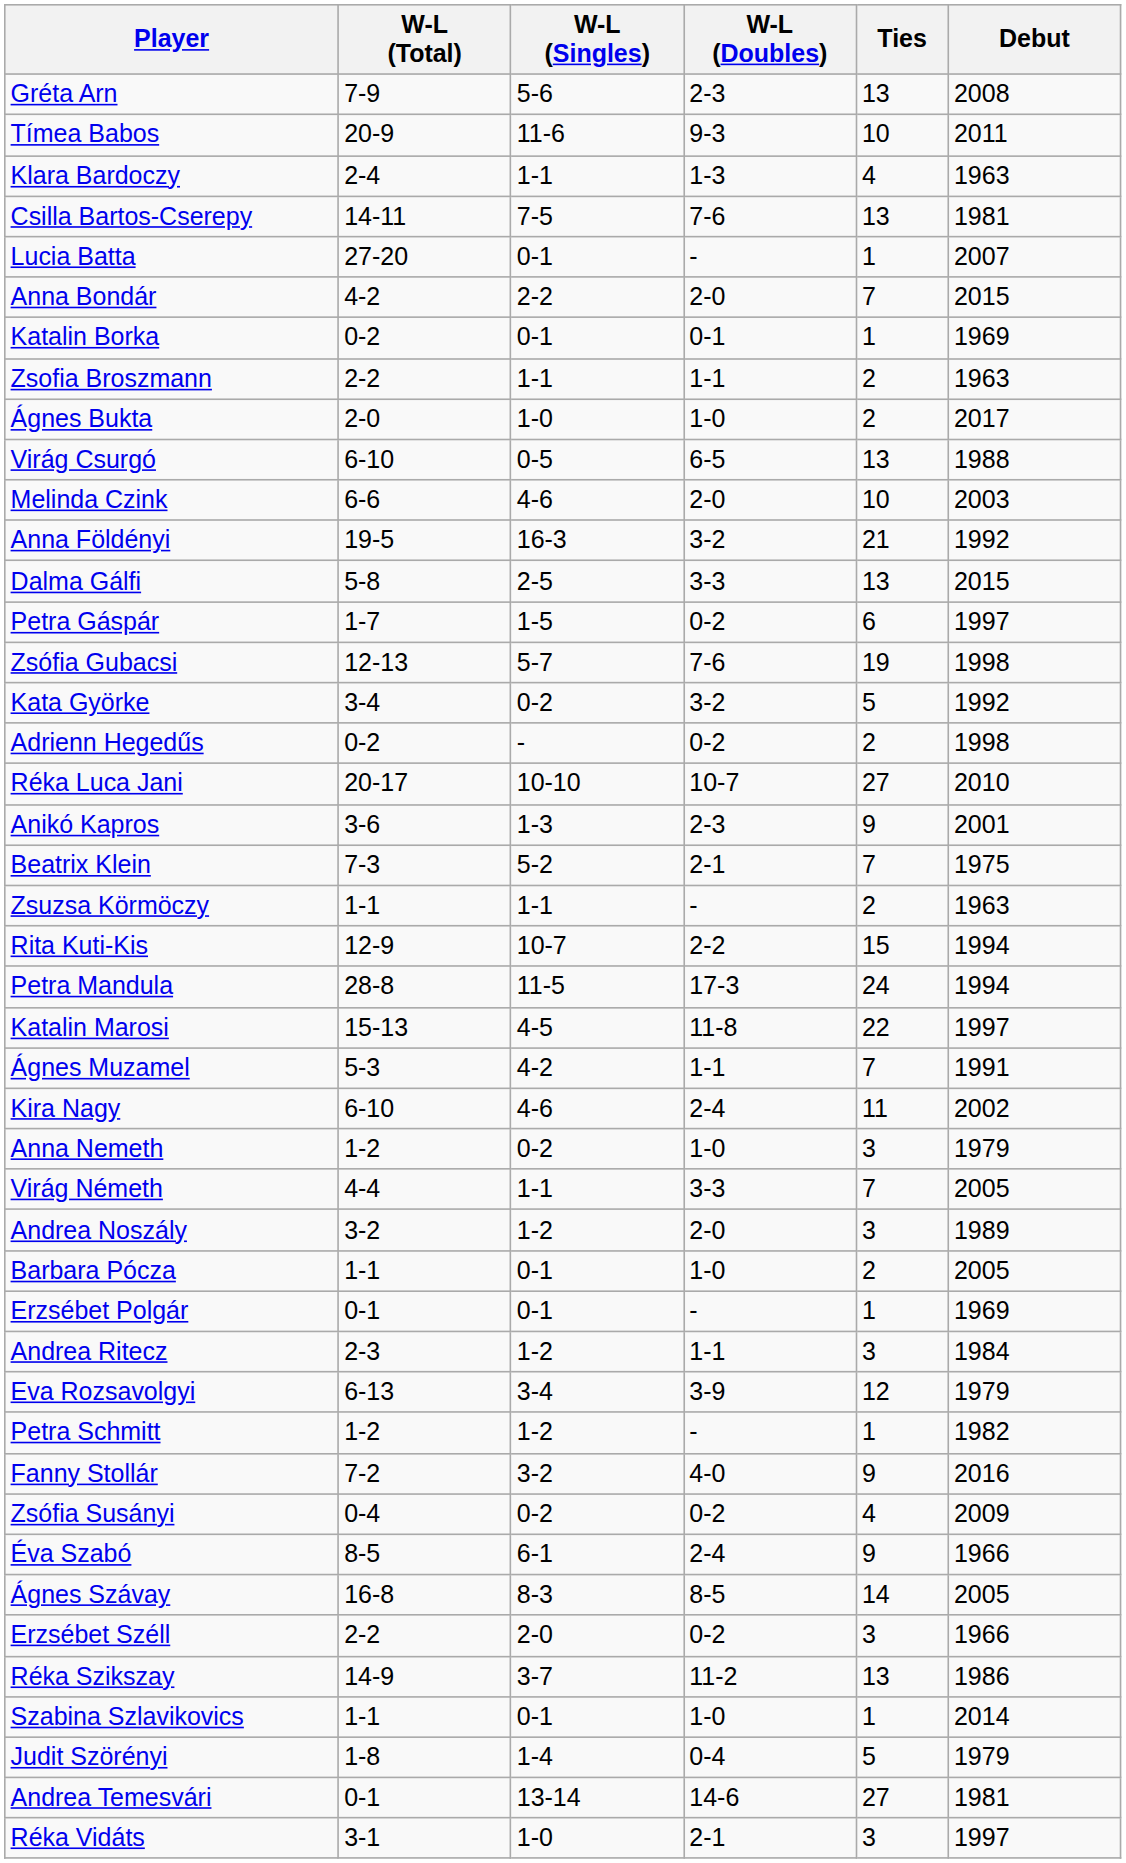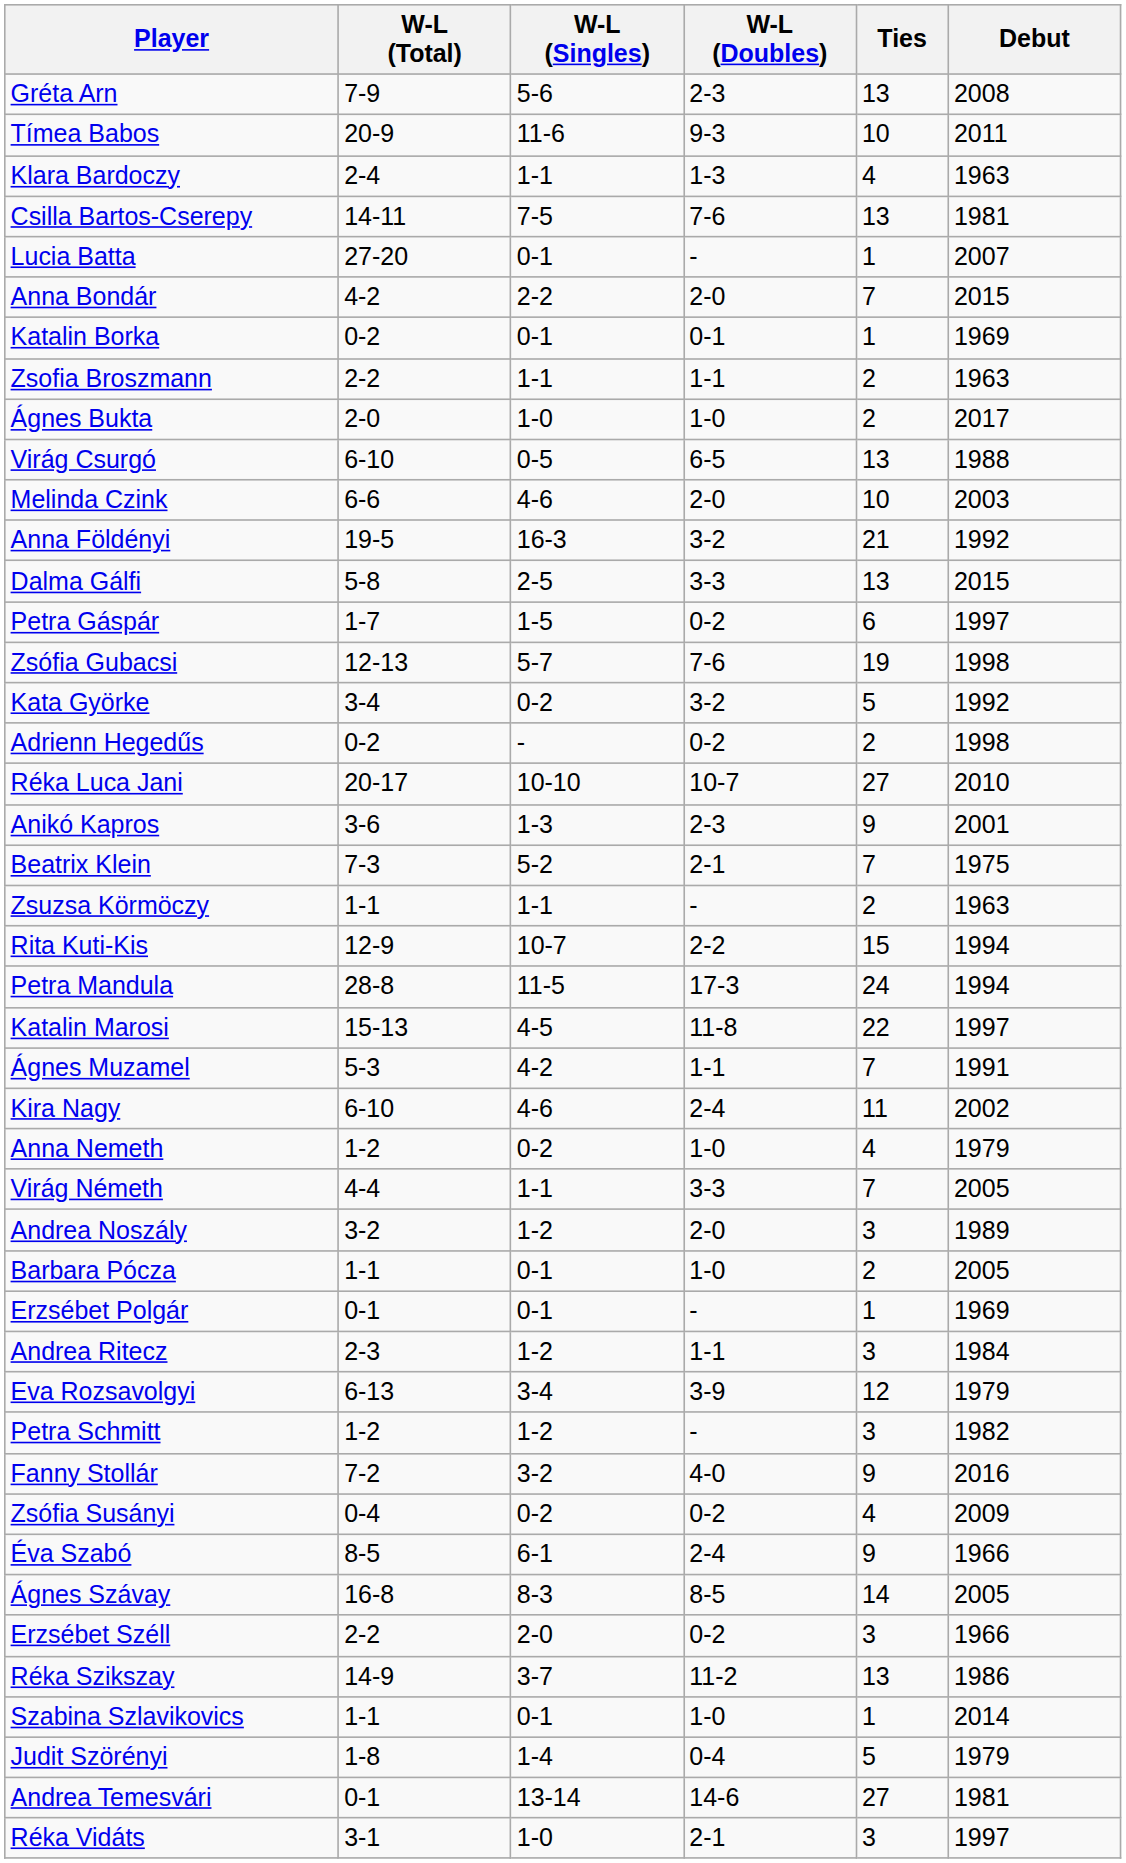(869, 1148) 3 -> (869, 1148) 4
(869, 1432) 1 -> (869, 1432) 3
